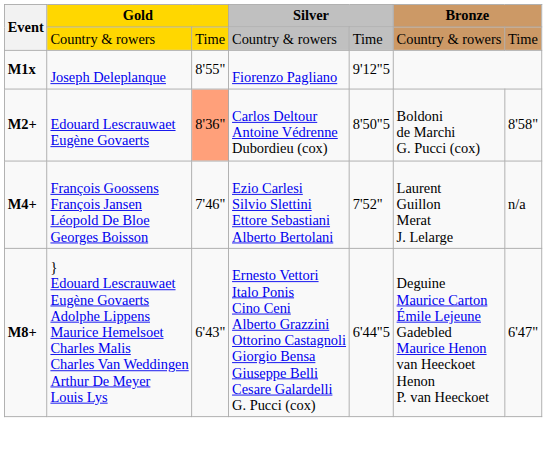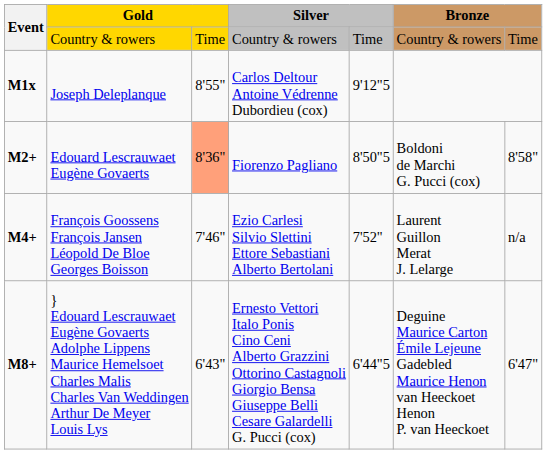(285, 77) Fiorenzo Pagliano -> (285, 93) Carlos Deltour Antoine Védrenne Dubordieu (cox)
(285, 133) Carlos Deltour Antoine Védrenne Dubordieu (cox) -> (285, 165) Fiorenzo Pagliano
